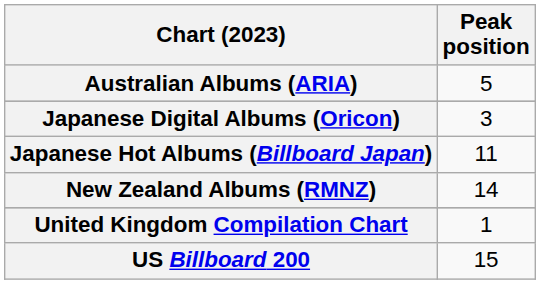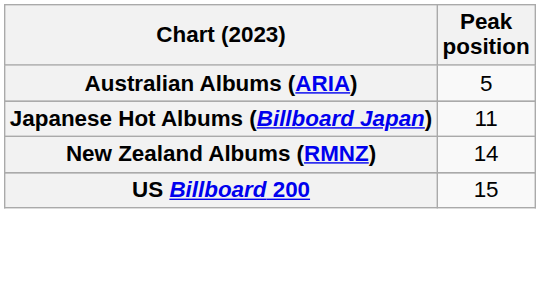- row: (221, 118)
- row: (221, 225)
